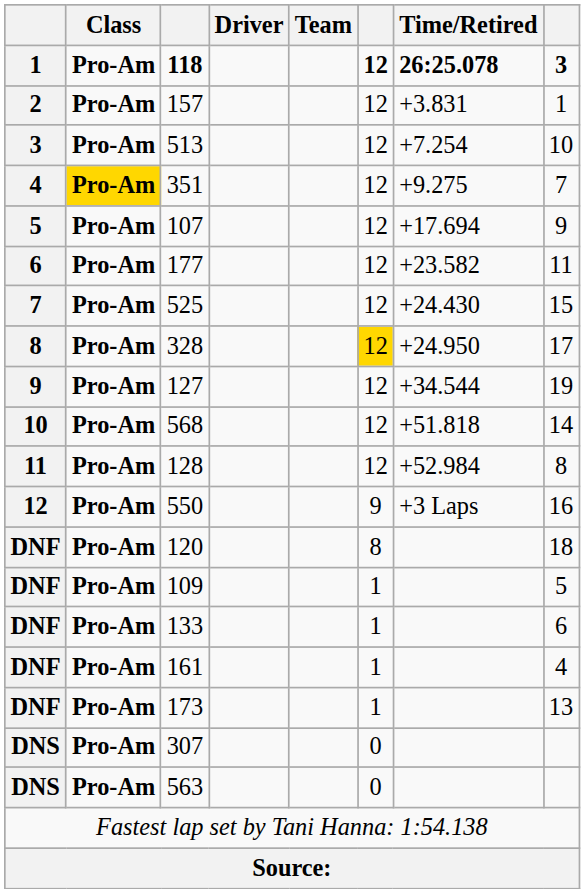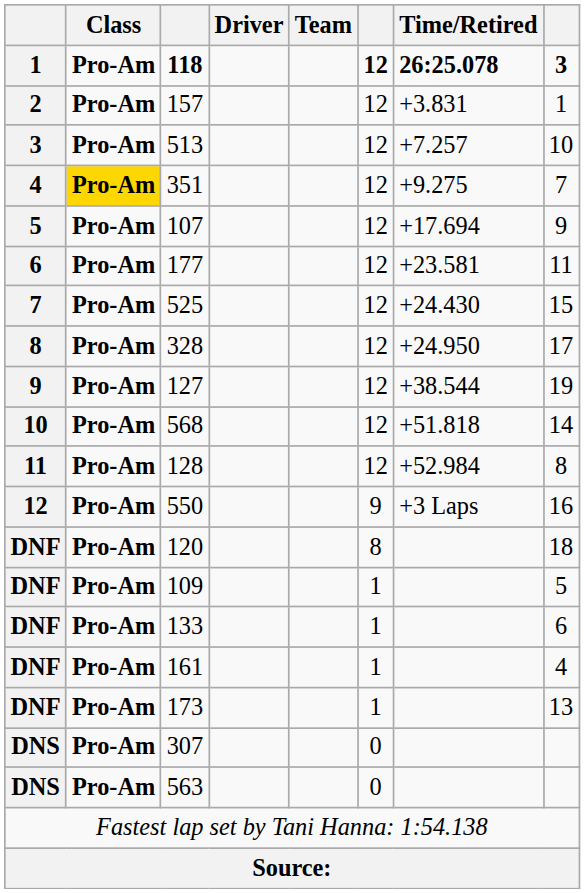(433, 145) +7.254 -> (433, 145) +7.257
(440, 265) +23.582 -> (440, 265) +23.581
(376, 346) gold background -> (376, 346) no background
(440, 386) +34.544 -> (440, 386) +38.544
